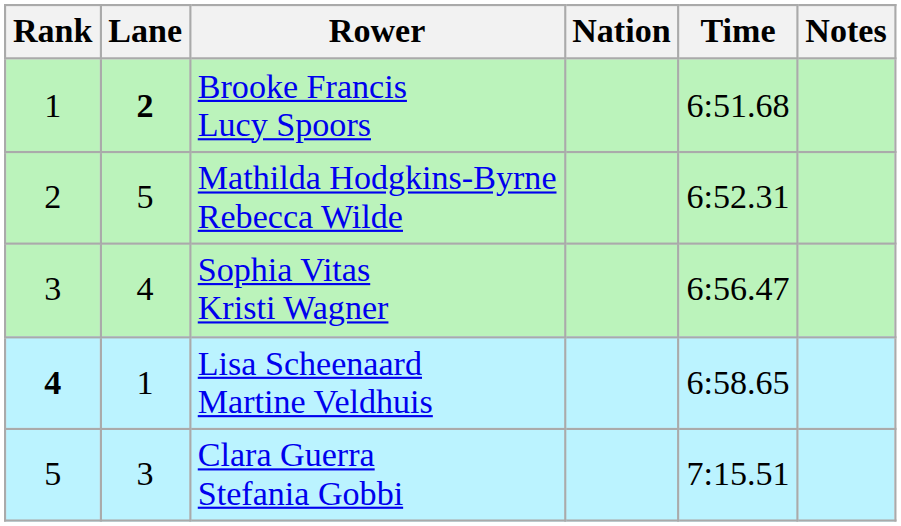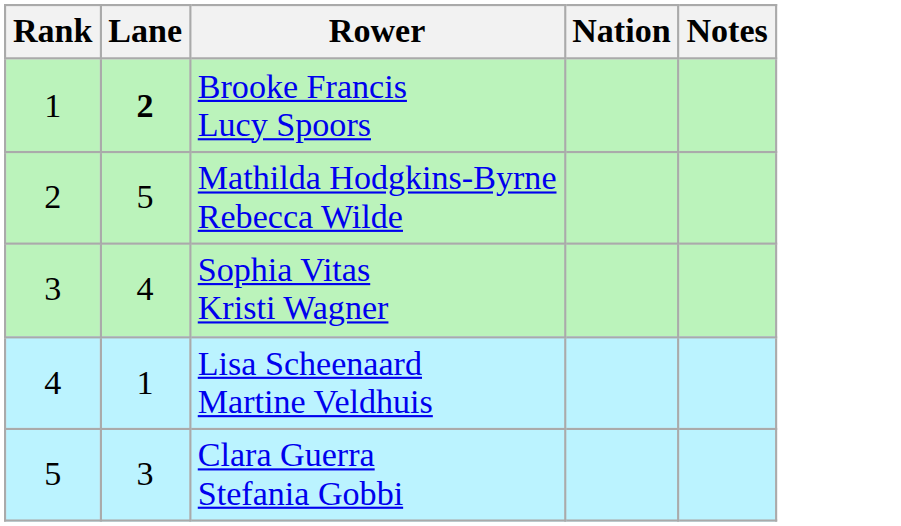- column: (738, 31)
(53, 381) bold -> (53, 381) normal
